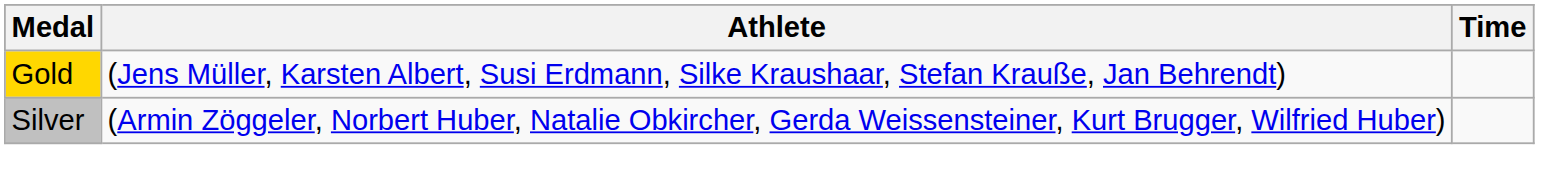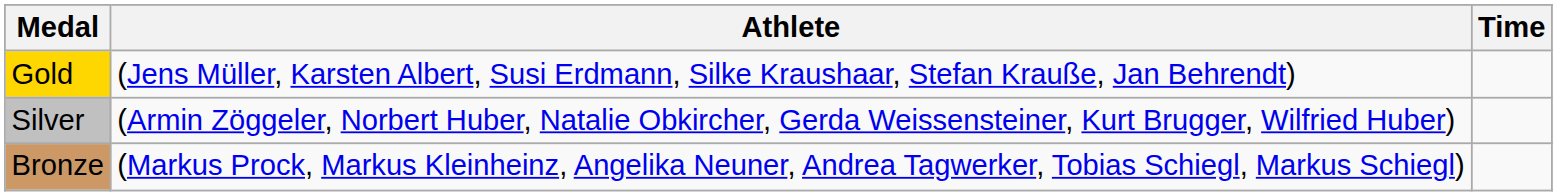+ row: (58, 166)
